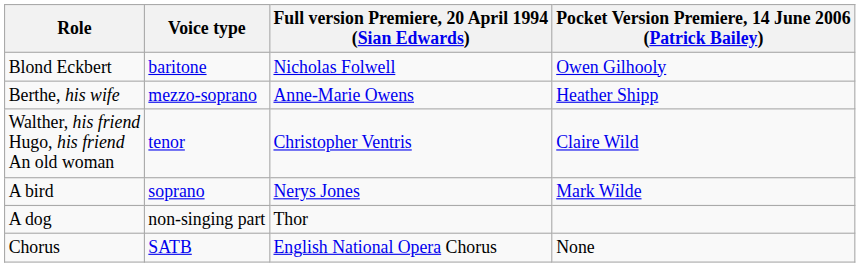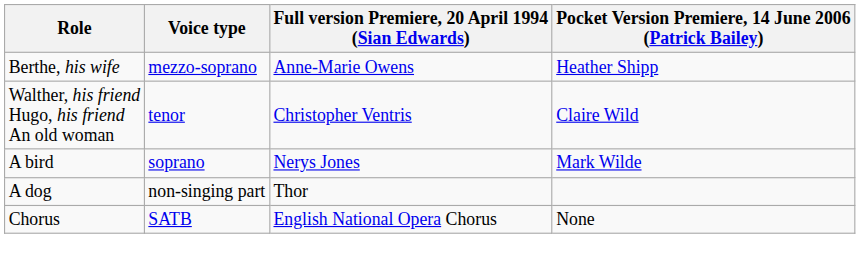- row: (60, 66)
